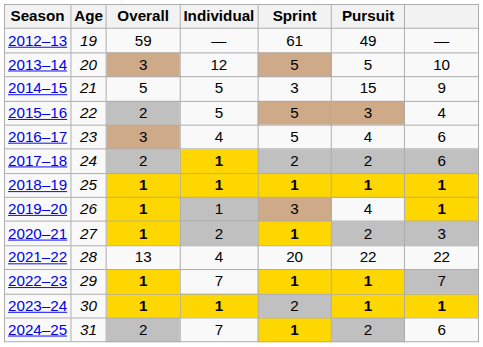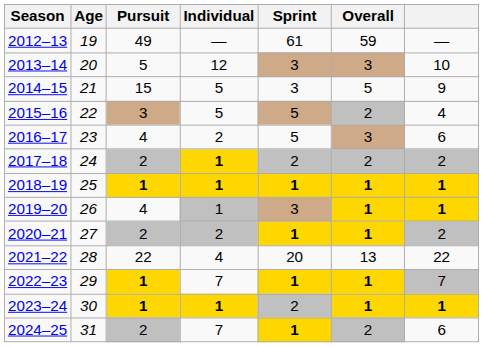columns swapped: (143, 16) <-> (368, 16)
(295, 64) 5 -> (295, 64) 3
(219, 137) 4 -> (219, 137) 2
(442, 161) 6 -> (442, 161) 2
(442, 233) 3 -> (442, 233) 2
